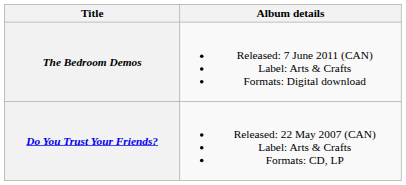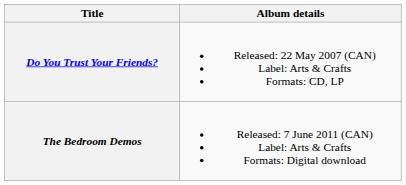rows swapped: (92, 141) <-> (92, 62)
